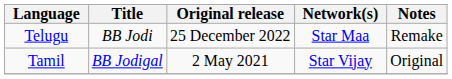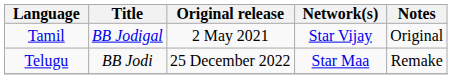rows swapped: (46, 60) <-> (46, 35)
